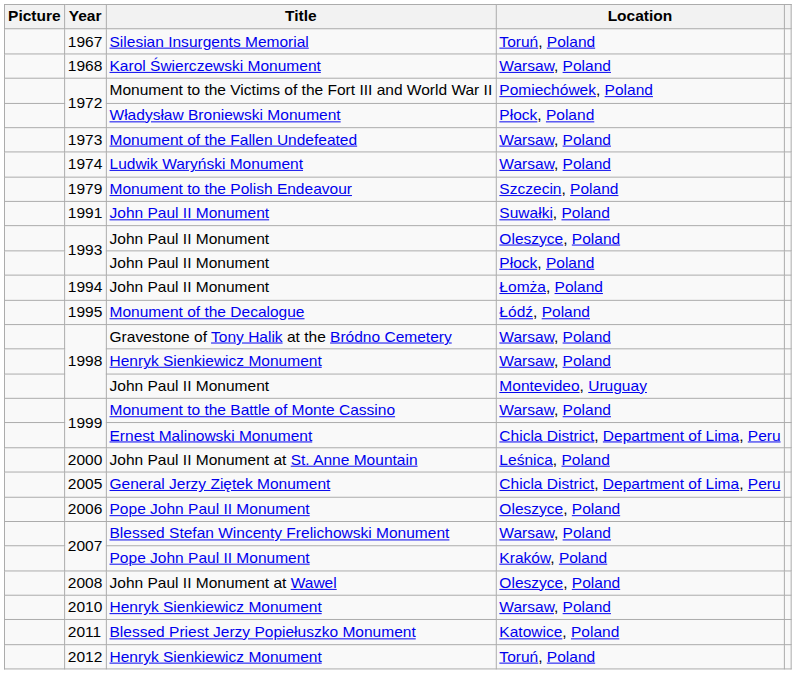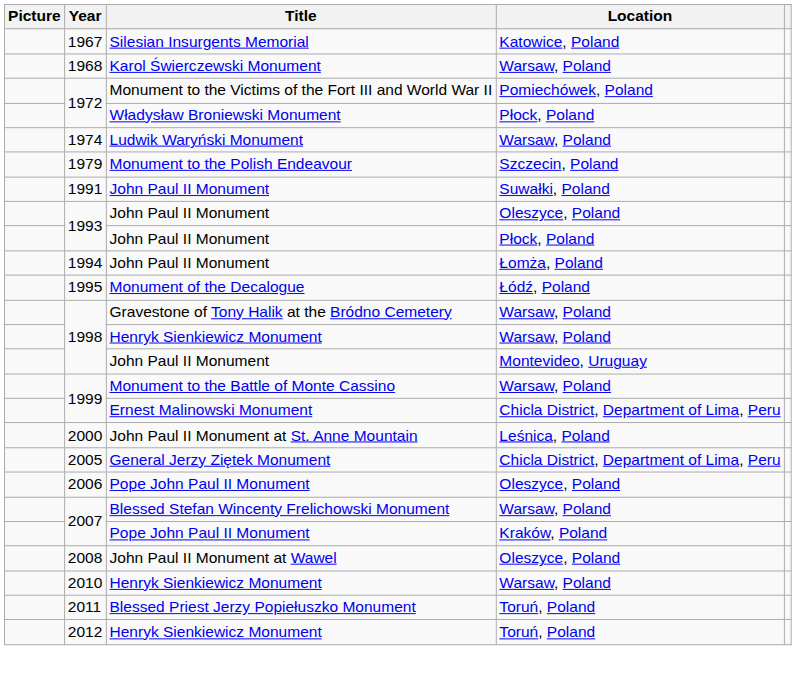(547, 41) Toruń, Poland -> (559, 41) Katowice, Poland
- row: (85, 139)
(559, 632) Katowice, Poland -> (547, 607) Toruń, Poland
